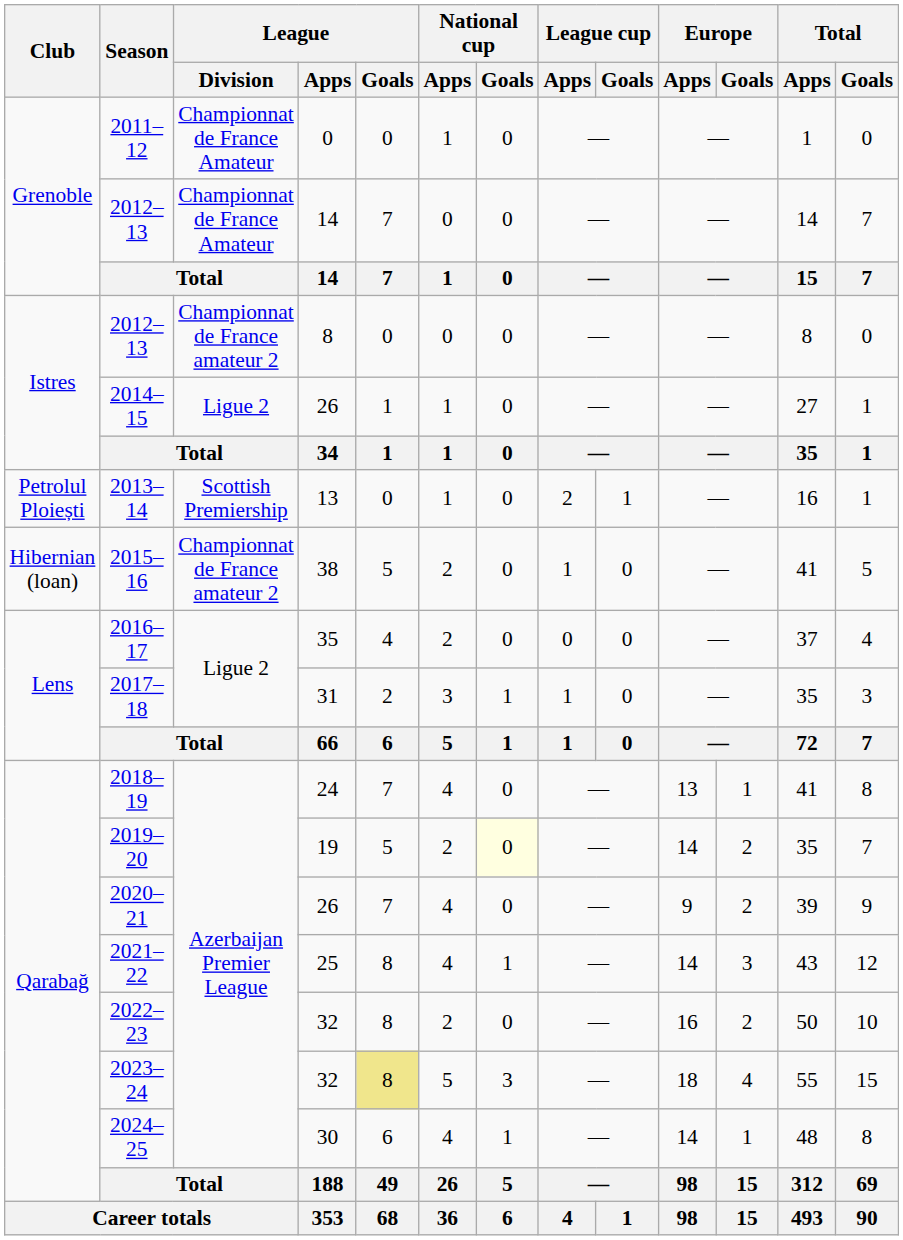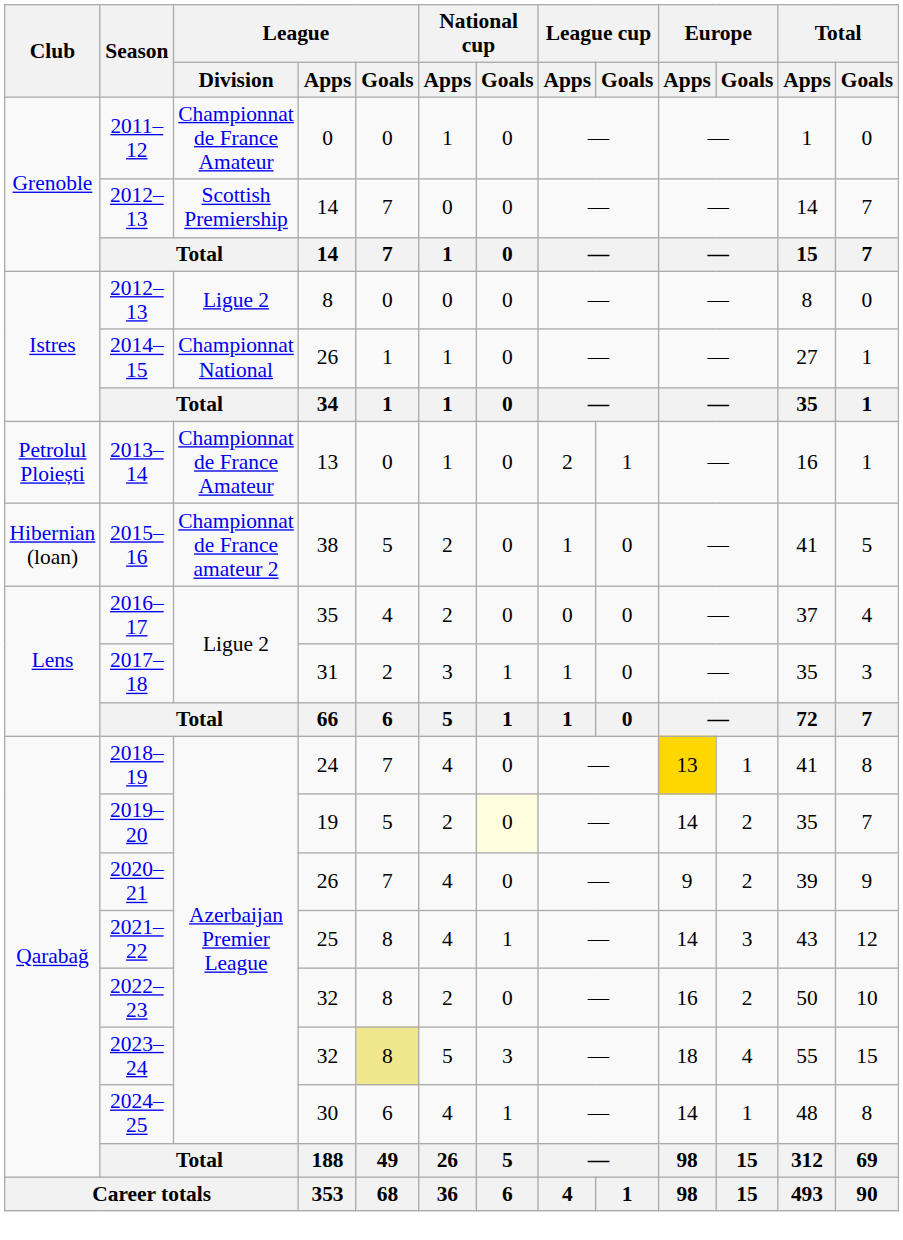(236, 219) Championnat de France Amateur -> (236, 207) Scottish Premiership
(236, 336) Championnat de France amateur 2 -> (236, 300) Ligue 2
(236, 406) Ligue 2 -> (236, 358) Championnat National
(236, 498) Scottish Premiership -> (236, 462) Championnat de France Amateur
(687, 789) no background -> (687, 765) gold background
